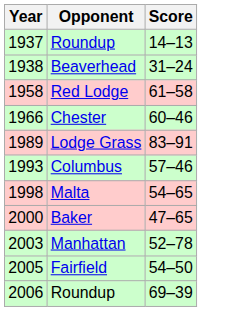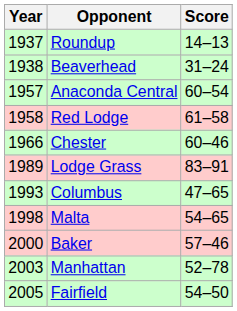+ row: (26, 92)
(171, 167) 57–46 -> (207, 192) 47–65
(171, 218) 47–65 -> (207, 243) 57–46
- row: (26, 293)
